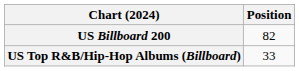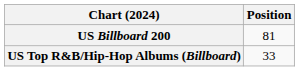(269, 35) 82 -> (269, 35) 81
